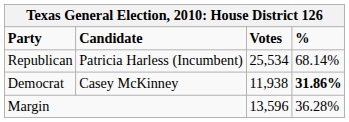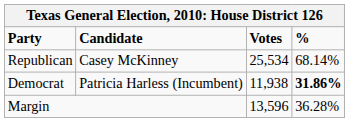(161, 60) Patricia Harless (Incumbent) -> (129, 60) Casey McKinney
(129, 83) Casey McKinney -> (161, 83) Patricia Harless (Incumbent)
